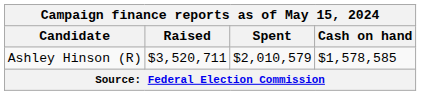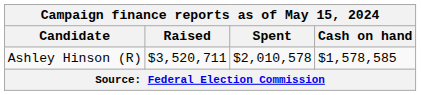(272, 58) $2,010,579 -> (272, 58) $2,010,578
